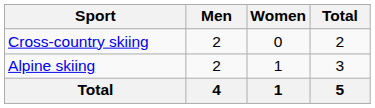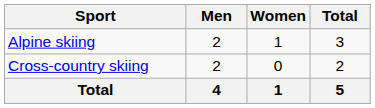rows swapped: (52, 66) <-> (78, 41)
